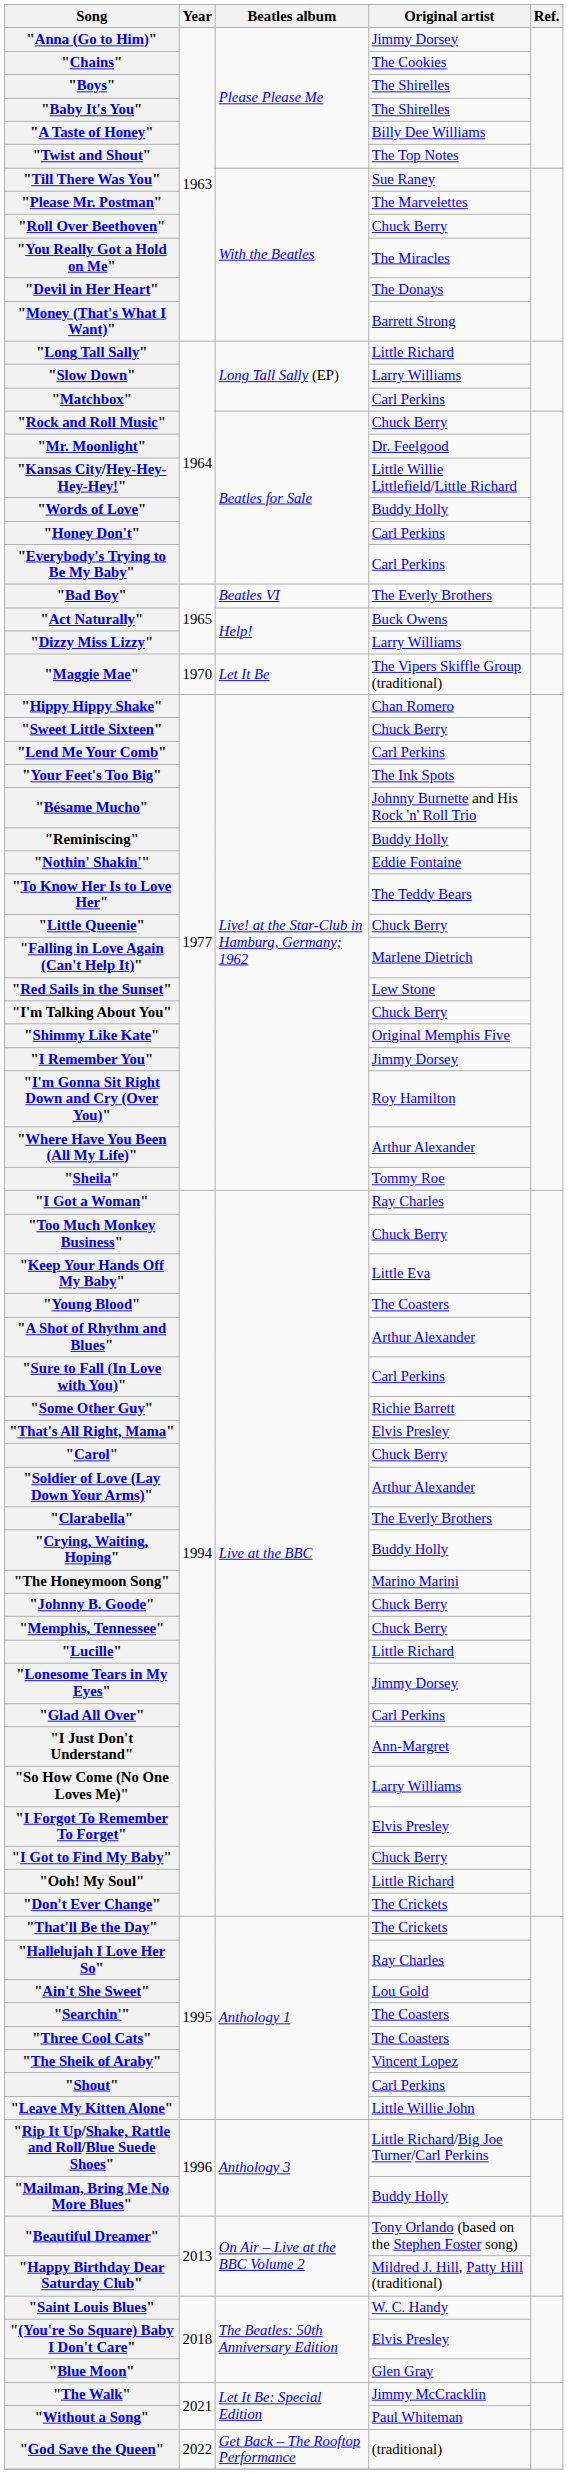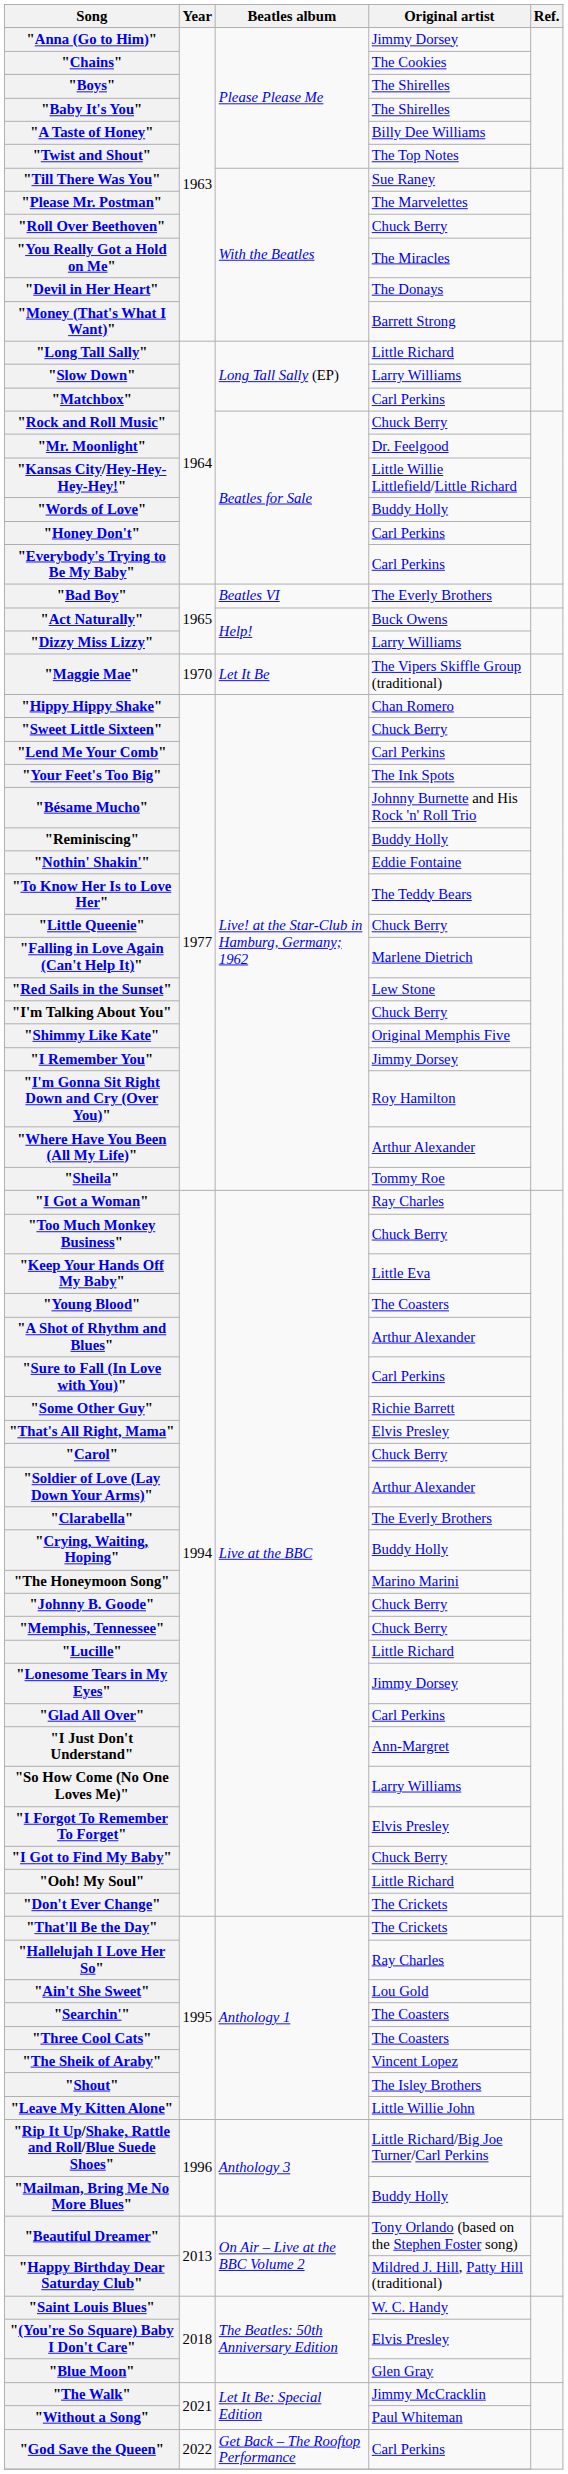(408, 2084) Carl Perkins -> (427, 2084) The Isley Brothers
(407, 2449) (traditional) -> (408, 2449) Carl Perkins
